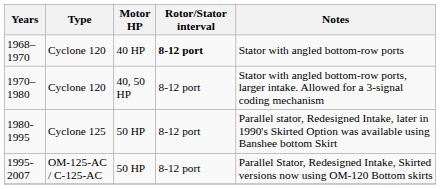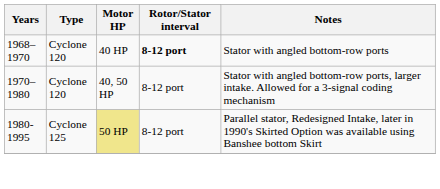(131, 131) no background -> (113, 131) khaki background
- row: (20, 168)
